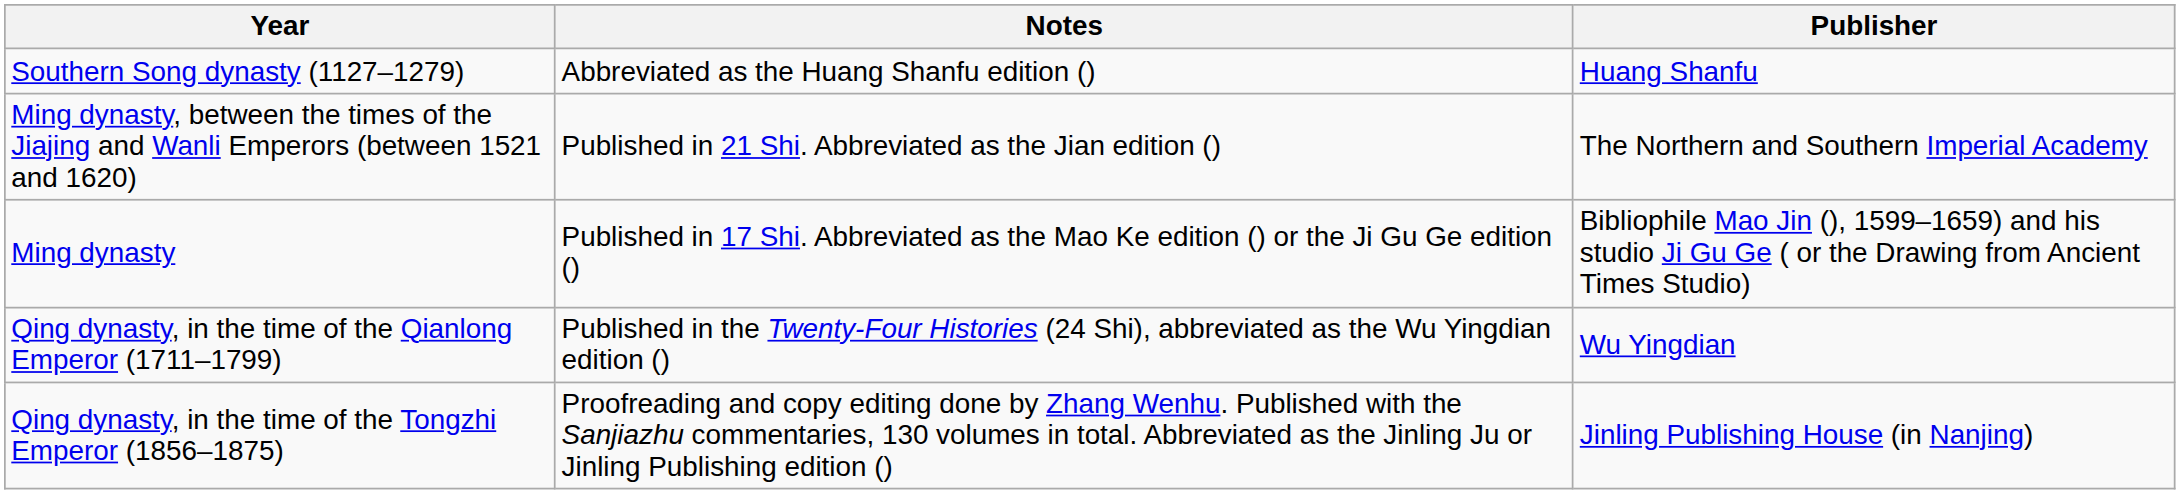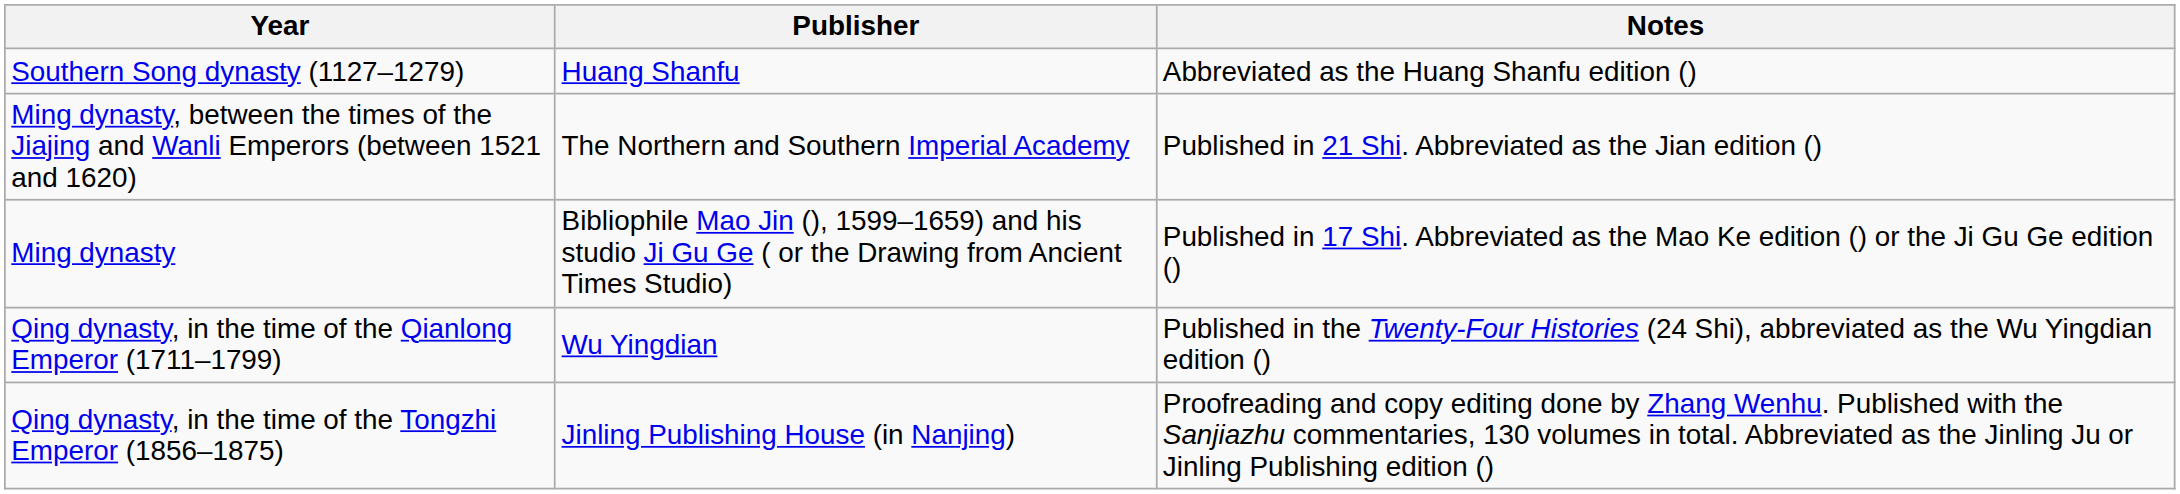columns swapped: (1874, 26) <-> (1064, 26)
